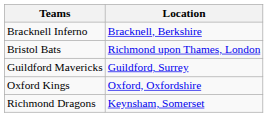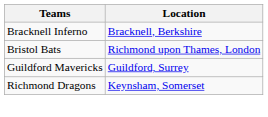- row: (38, 85)
